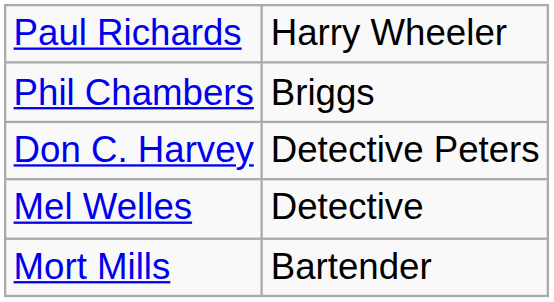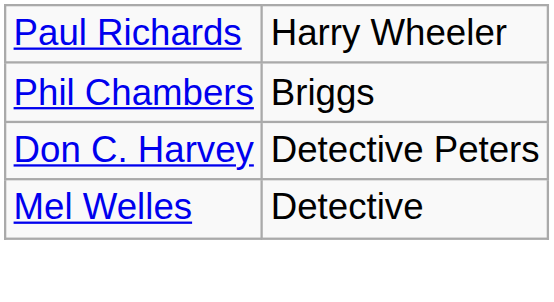- row: (92, 265)
